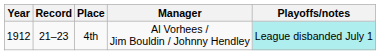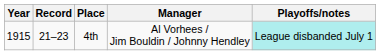(19, 36) 1912 -> (19, 36) 1915
